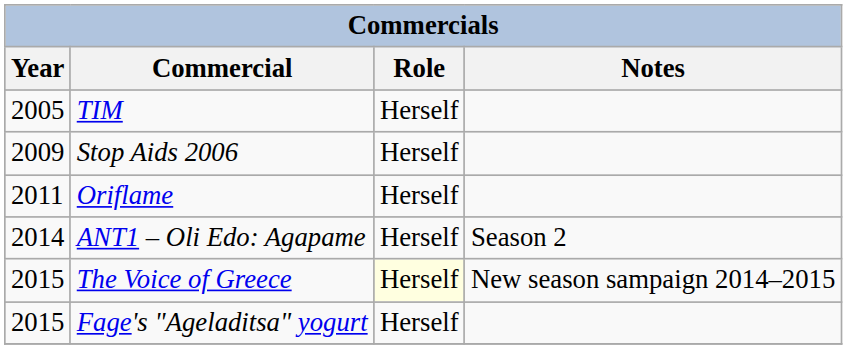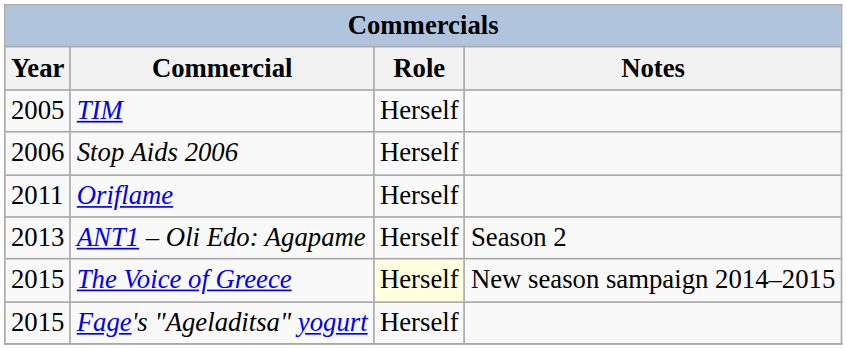(38, 152) 2009 -> (38, 152) 2006
(38, 237) 2014 -> (38, 237) 2013
